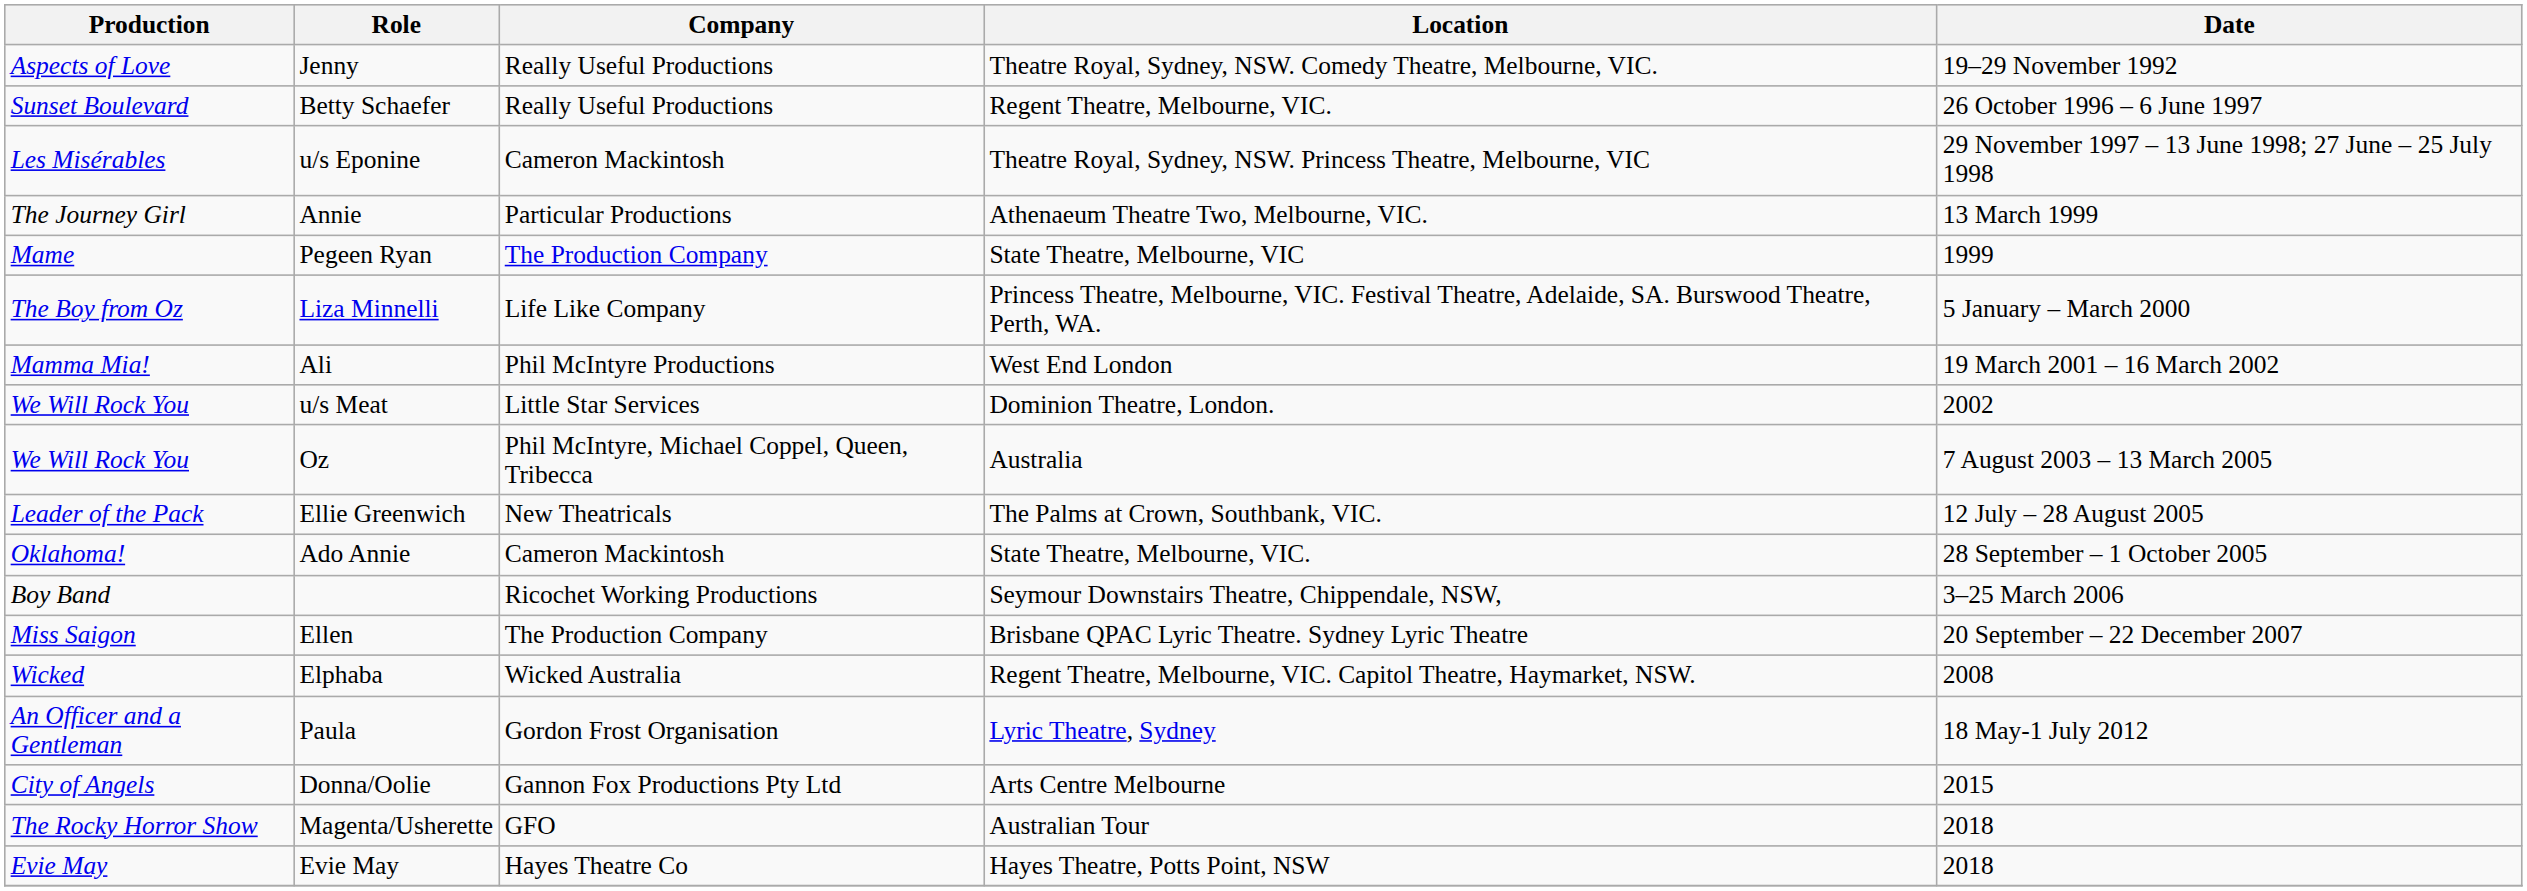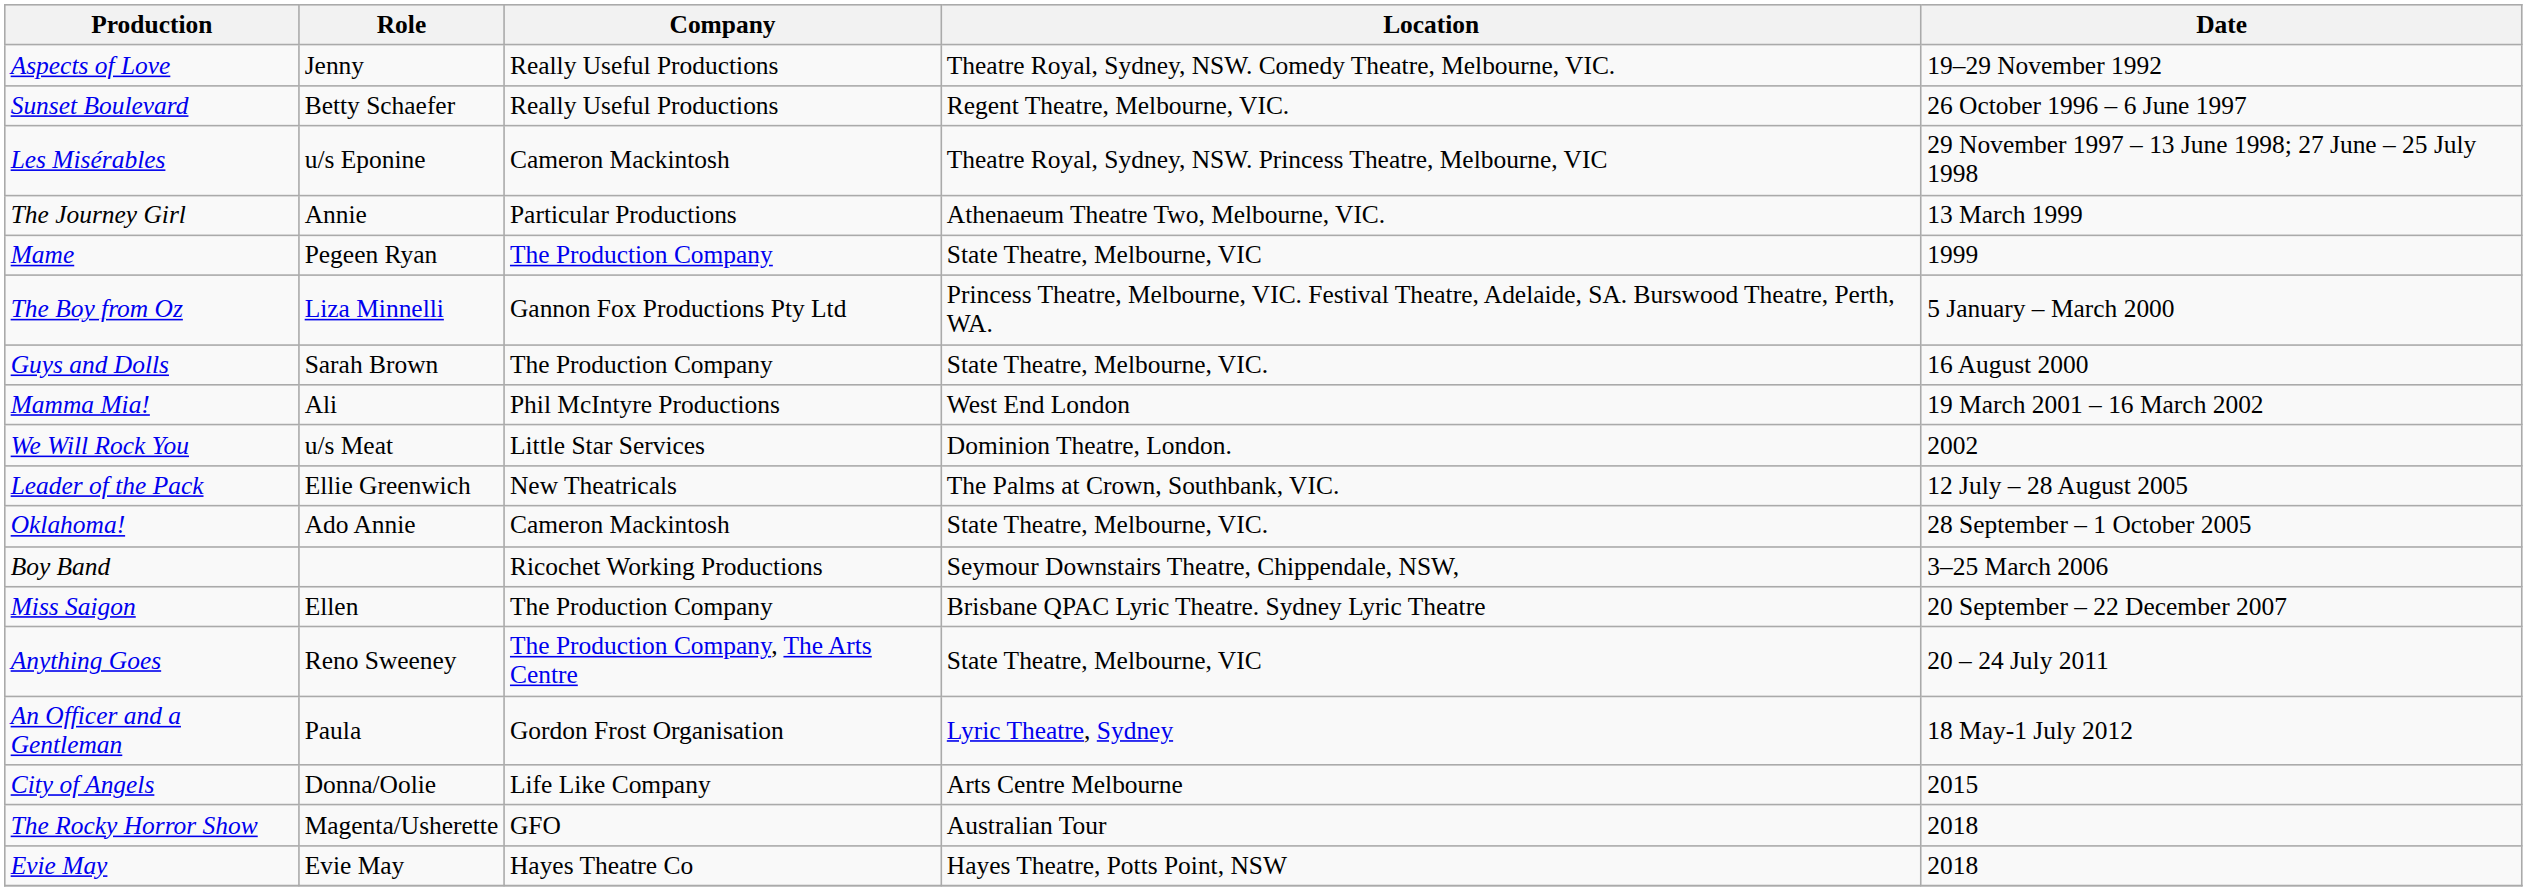(605, 309) Life Like Company -> (678, 309) Gannon Fox Productions Pty Ltd
+ row: (90, 364)
- row: (100, 459)
- row: (47, 675)
+ row: (86, 661)
(673, 784) Gannon Fox Productions Pty Ltd -> (610, 784) Life Like Company
